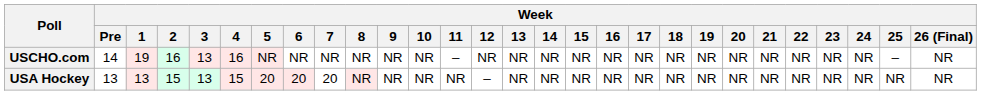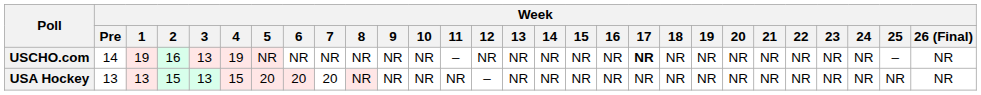(236, 57) 16 -> (236, 57) 19
(644, 57) normal -> (644, 57) bold
